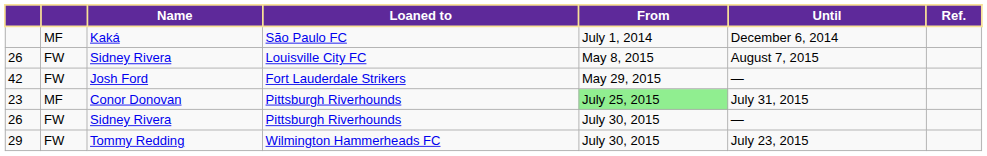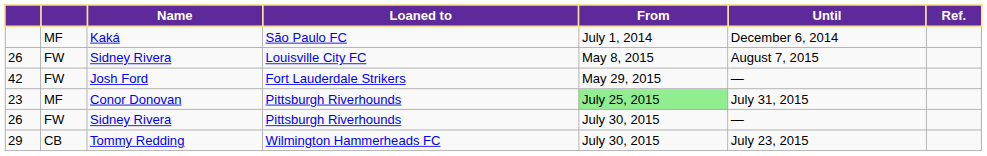(54, 141) FW -> (53, 141) CB
